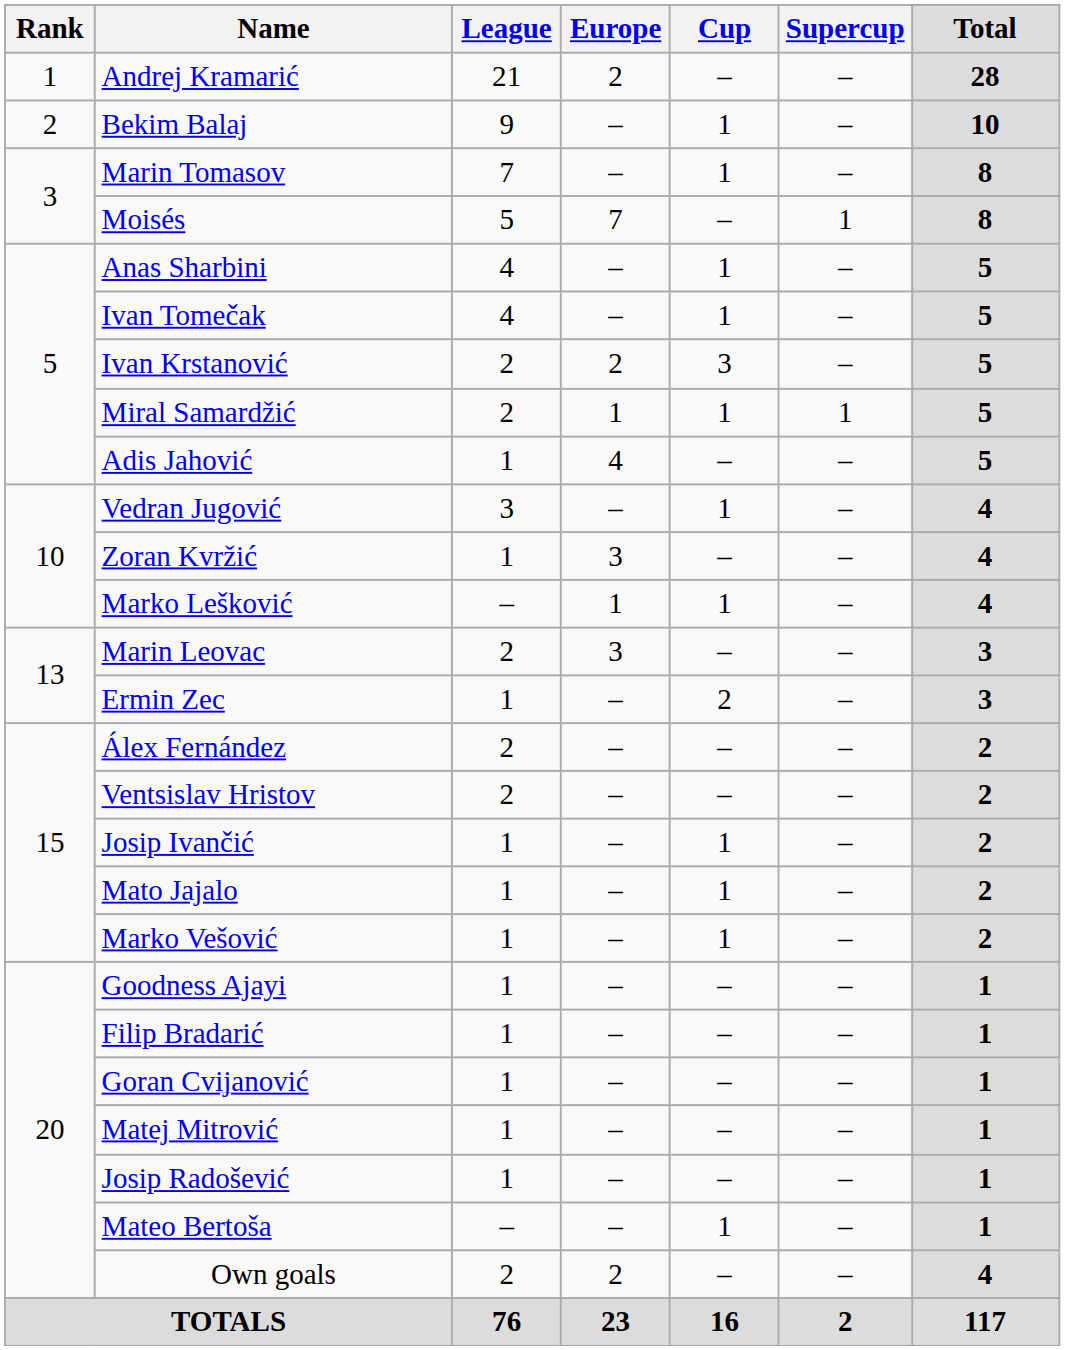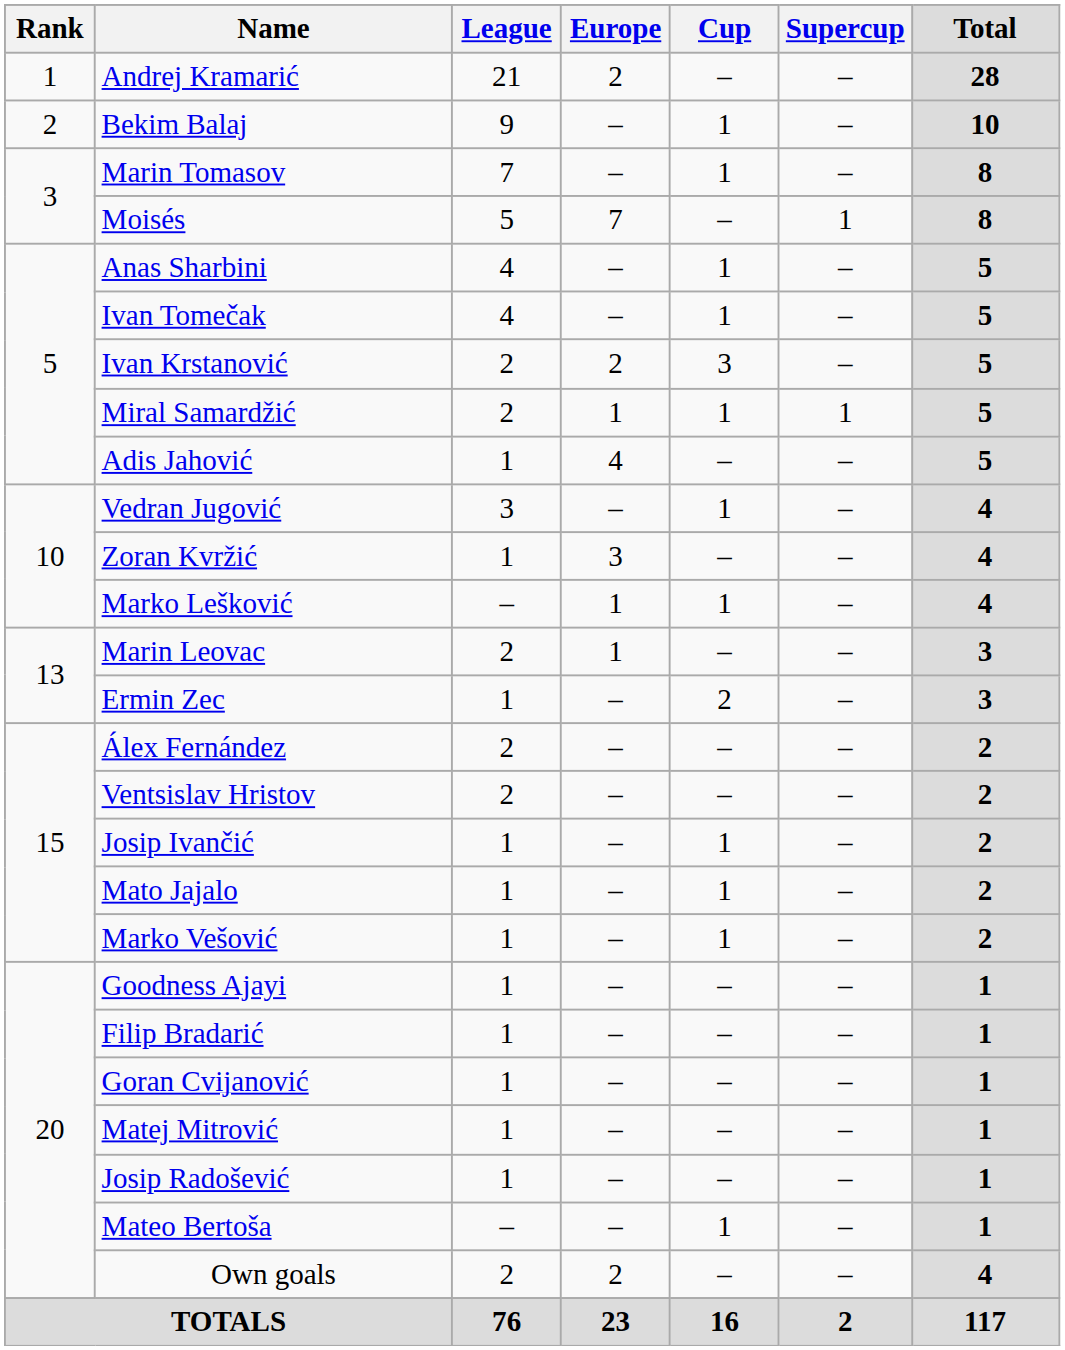(616, 650) 3 -> (616, 650) 1
